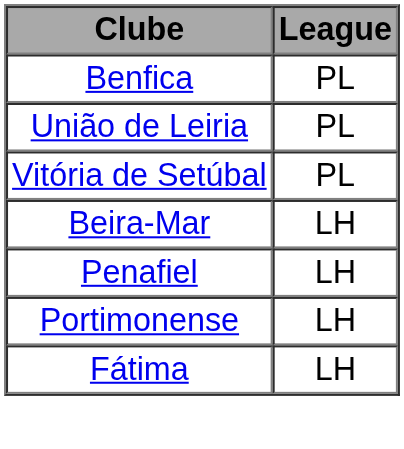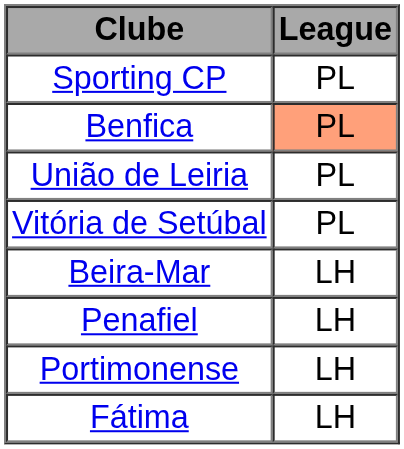+ row: (139, 78)
(335, 78) no background -> (335, 126) lightsalmon background
